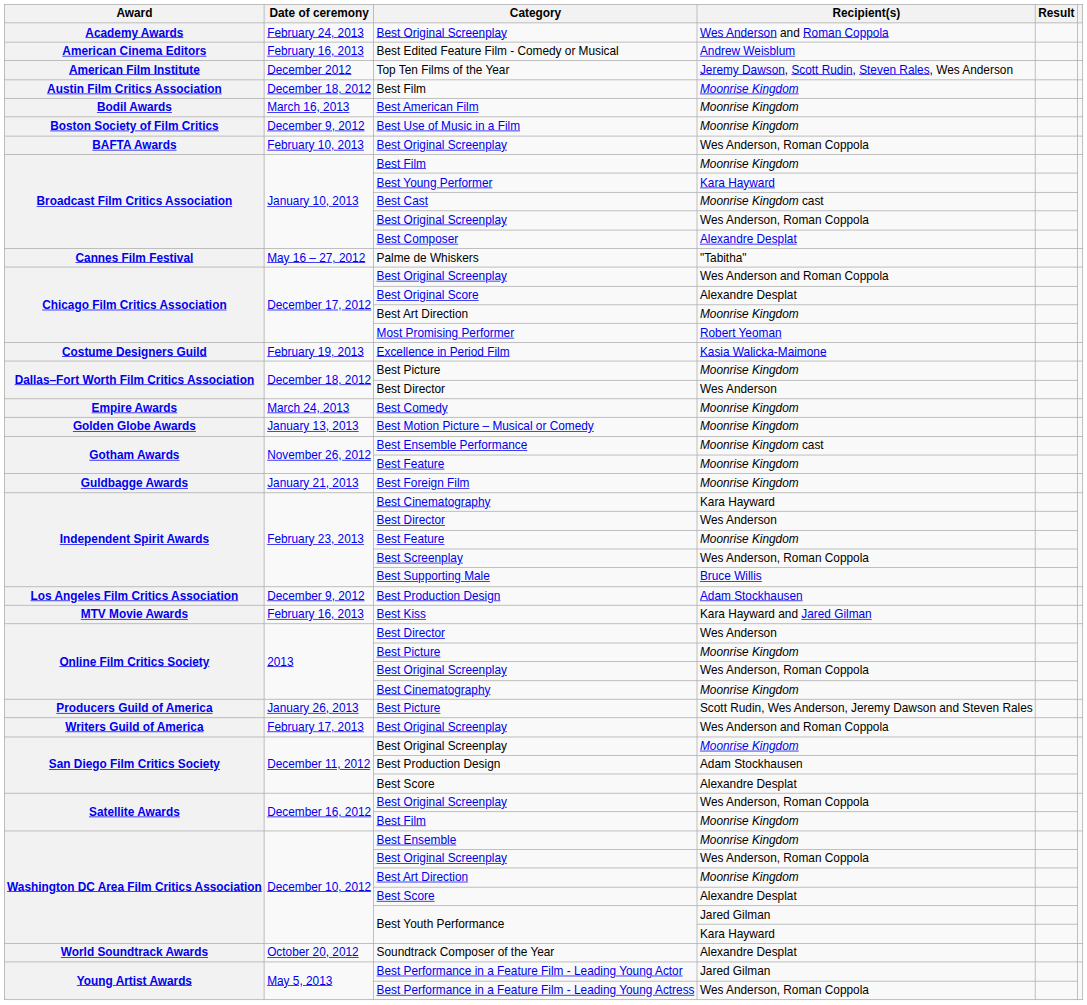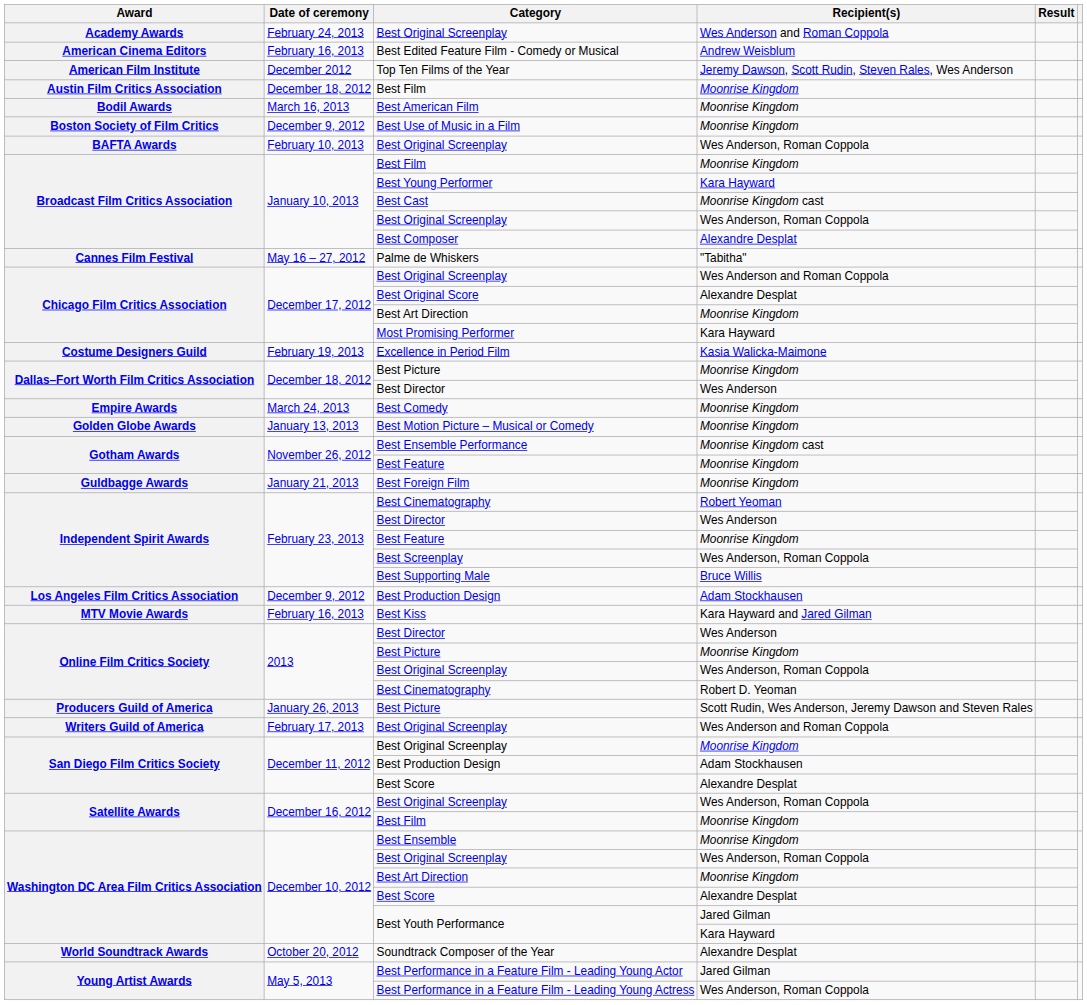(741, 333) Robert Yeoman -> (737, 333) Kara Hayward
(737, 502) Kara Hayward -> (741, 502) Robert Yeoman
(749, 689) Moonrise Kingdom -> (748, 689) Robert D. Yeoman
